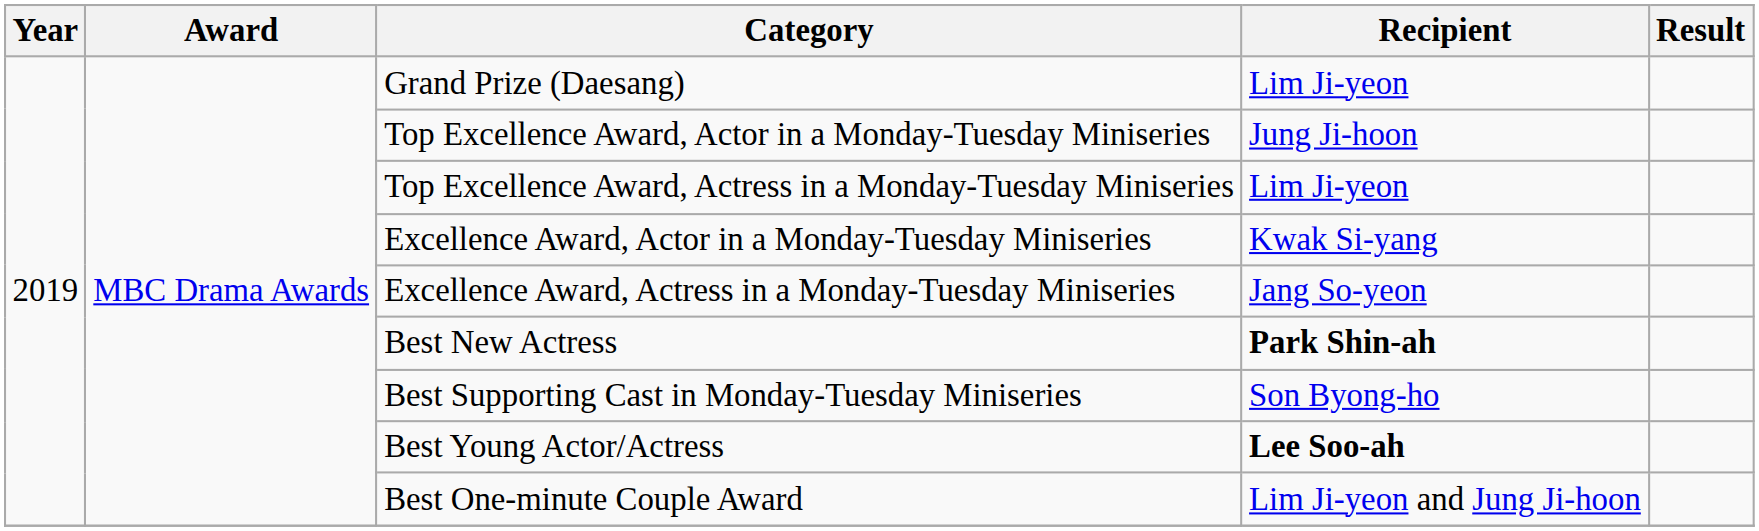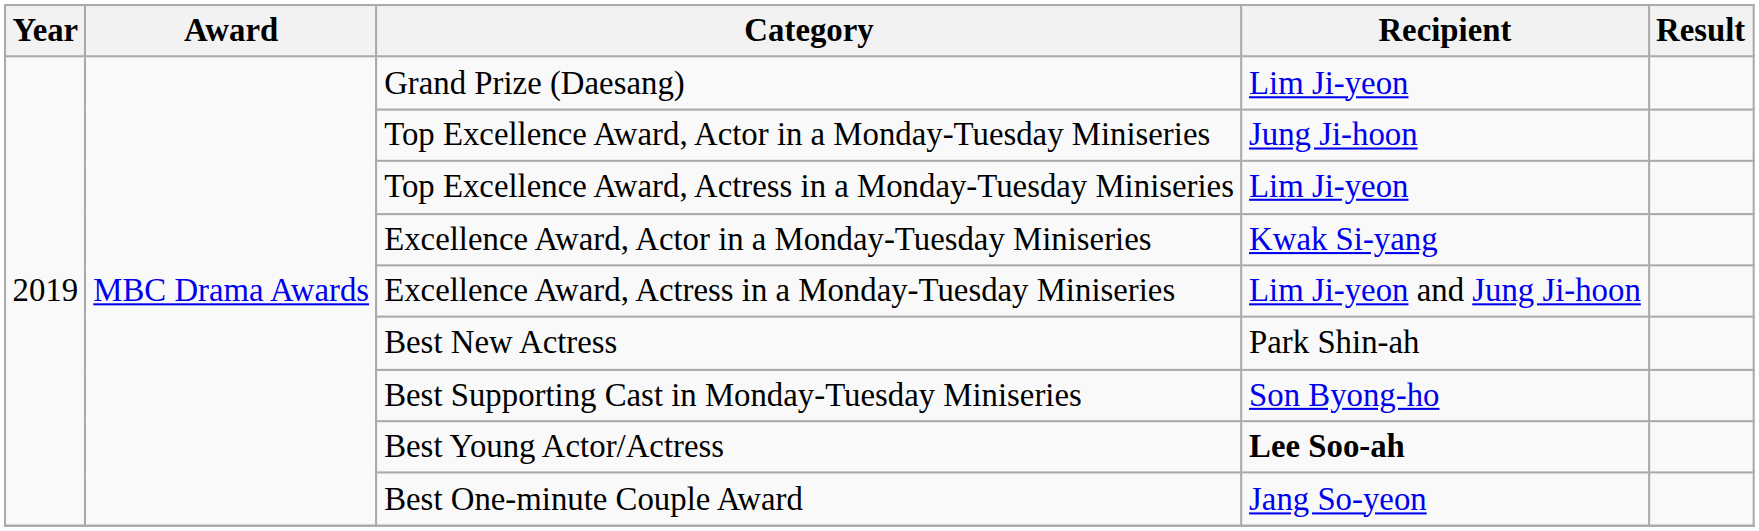(1338, 290) Jang So-yeon -> (1445, 290) Lim Ji-yeon and Jung Ji-hoon
(1342, 342) bold -> (1334, 342) normal
(1445, 498) Lim Ji-yeon and Jung Ji-hoon -> (1338, 498) Jang So-yeon
